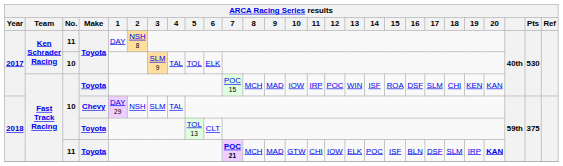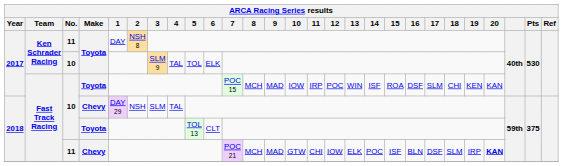(94, 151) Toyota -> (94, 151) Chevy
(232, 151) bold -> (232, 150) normal
